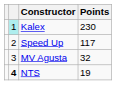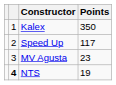(14, 27) paleturquoise background -> (14, 27) no background
(88, 27) 230 -> (88, 27) 350
(85, 58) 32 -> (85, 58) 23
